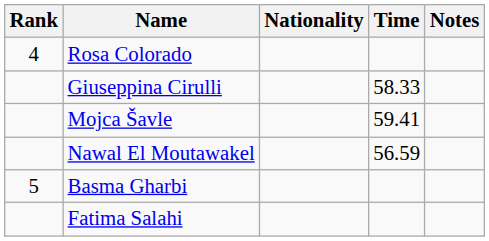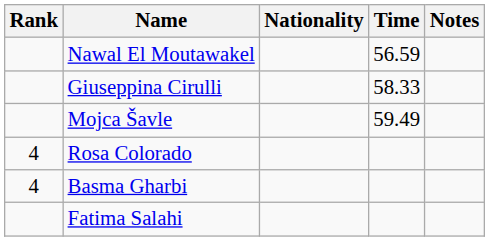rows swapped: (161, 152) <-> (130, 53)
(397, 119) 59.41 -> (397, 119) 59.49
(34, 185) 5 -> (34, 185) 4
